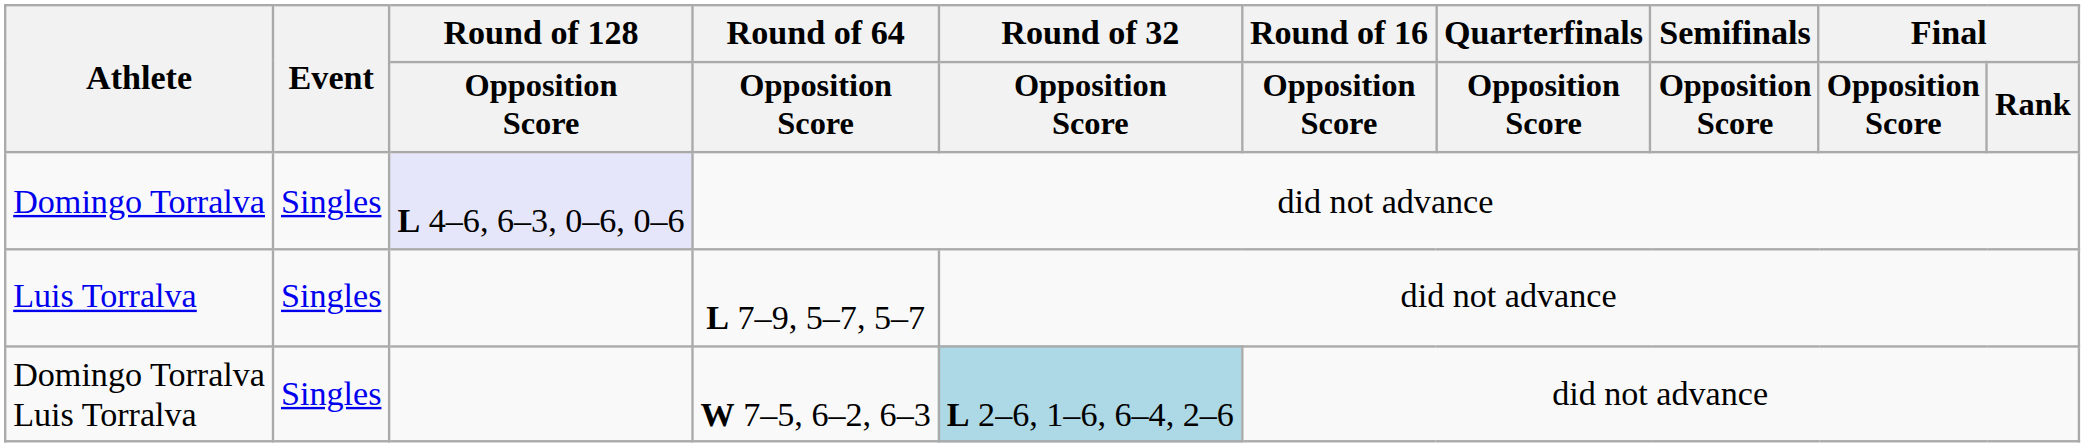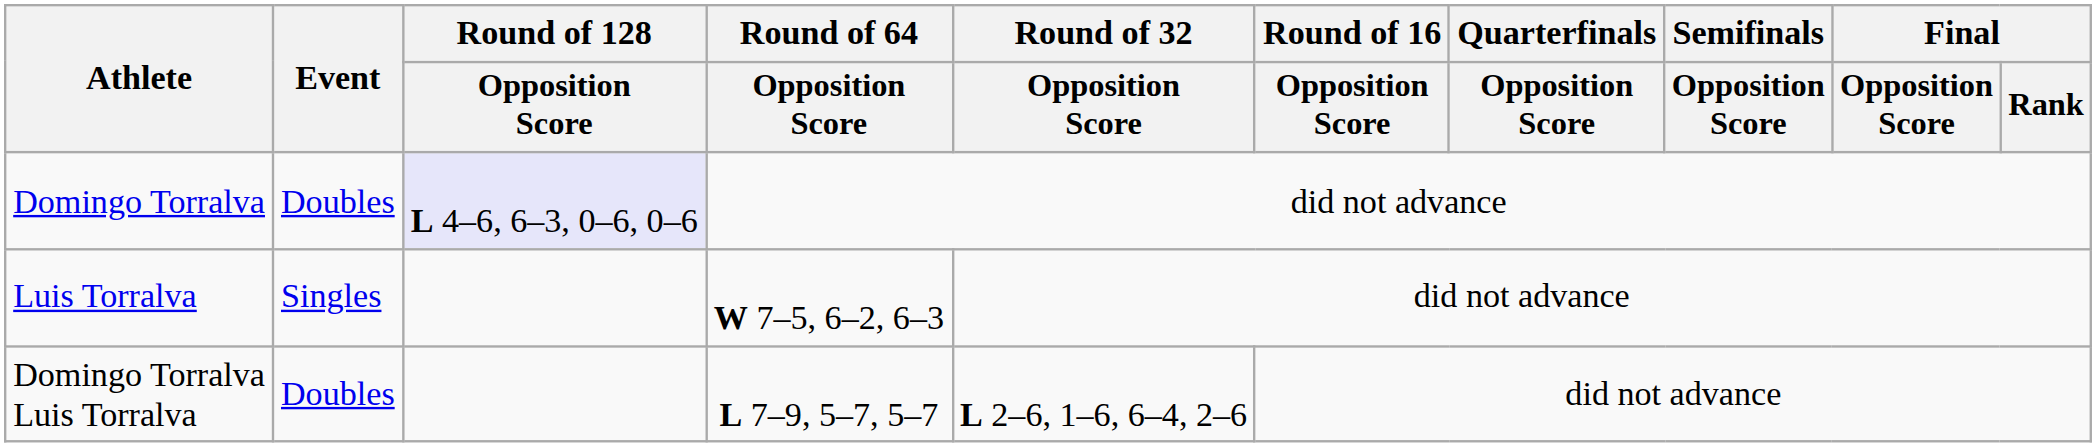(331, 200) Singles -> (338, 200) Doubles
(816, 317) L 7–9, 5–7, 5–7 -> (829, 317) W 7–5, 6–2, 6–3
(331, 393) Singles -> (338, 393) Doubles
(816, 413) W 7–5, 6–2, 6–3 -> (829, 413) L 7–9, 5–7, 5–7
(1090, 413) lightblue background -> (1104, 413) no background
